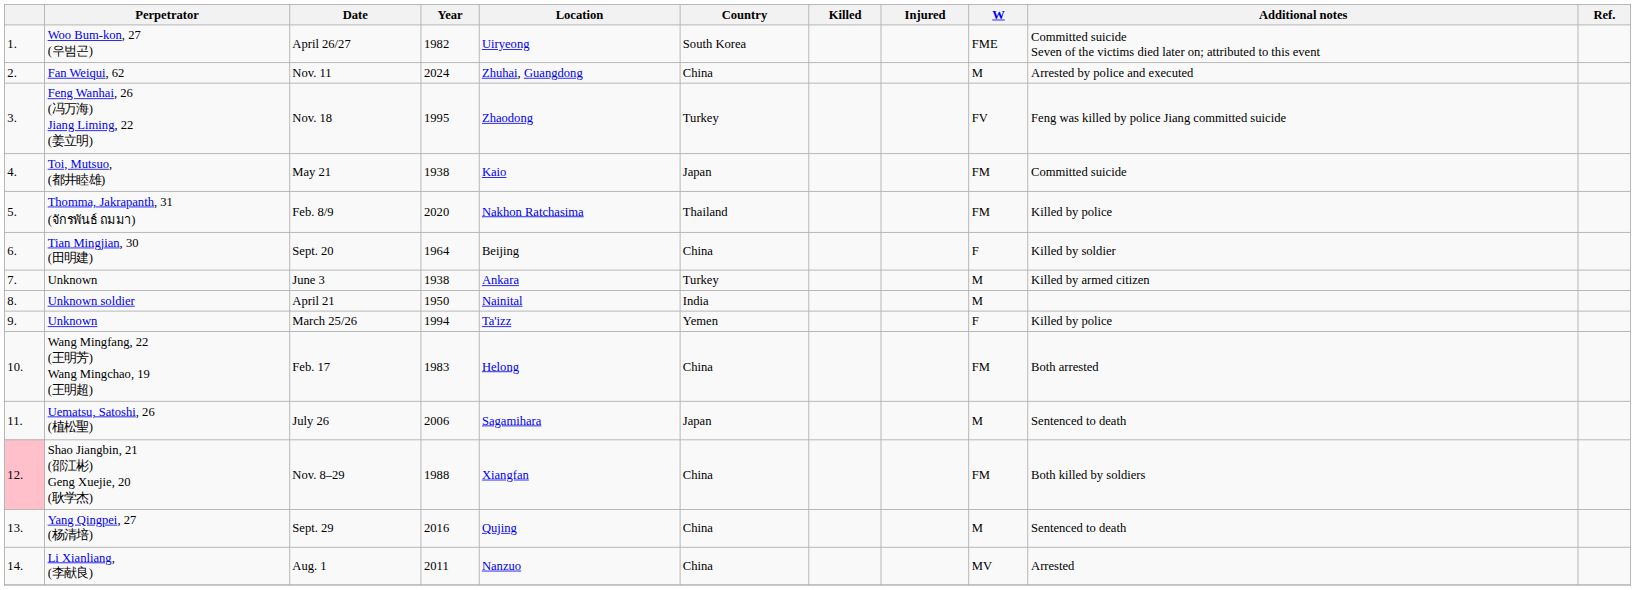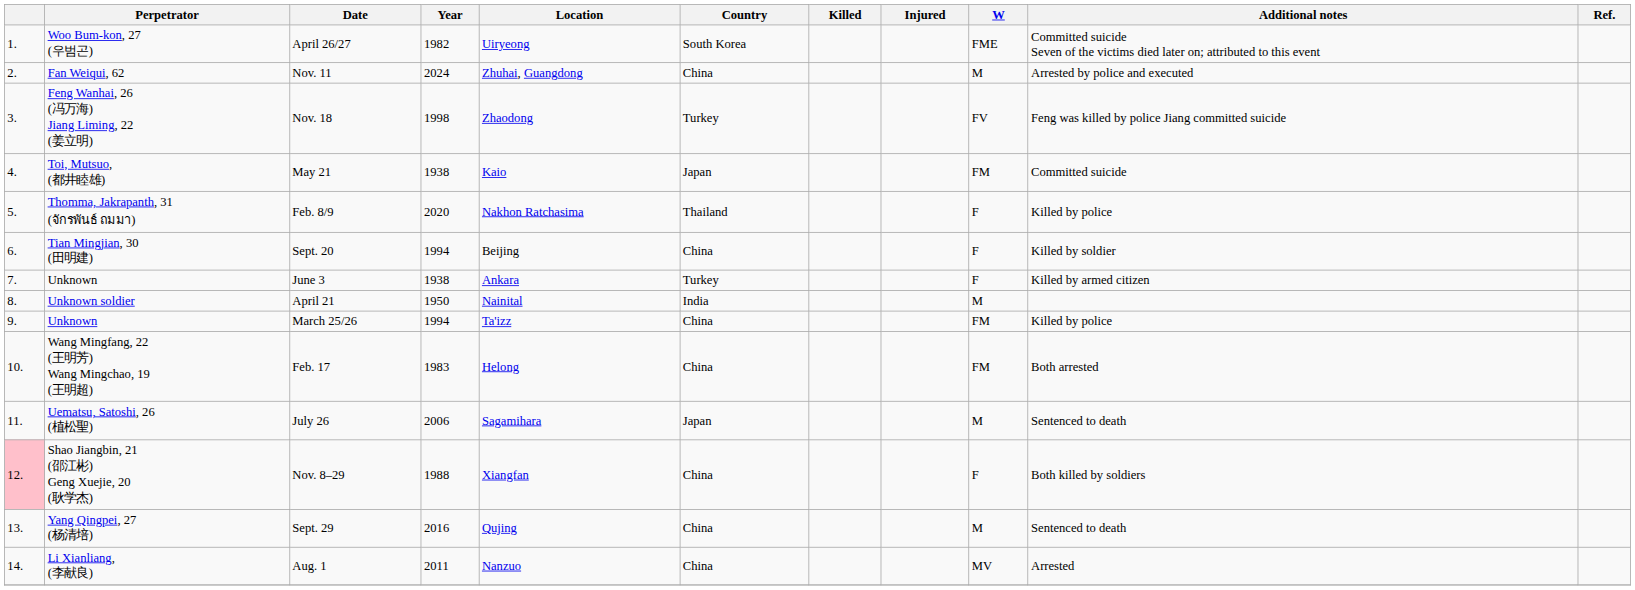(437, 118) 1995 -> (437, 118) 1998
(981, 212) FM -> (975, 212) F
(437, 251) 1964 -> (437, 251) 1994
(977, 280) M -> (975, 280) F
(700, 321) Yemen -> (698, 321) China
(975, 321) F -> (981, 321) FM
(981, 474) FM -> (975, 474) F
